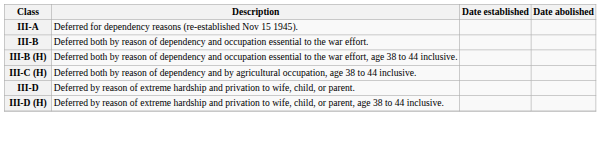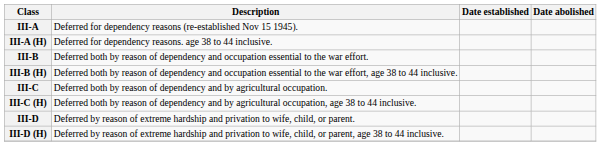+ row: (28, 42)
+ row: (28, 88)
